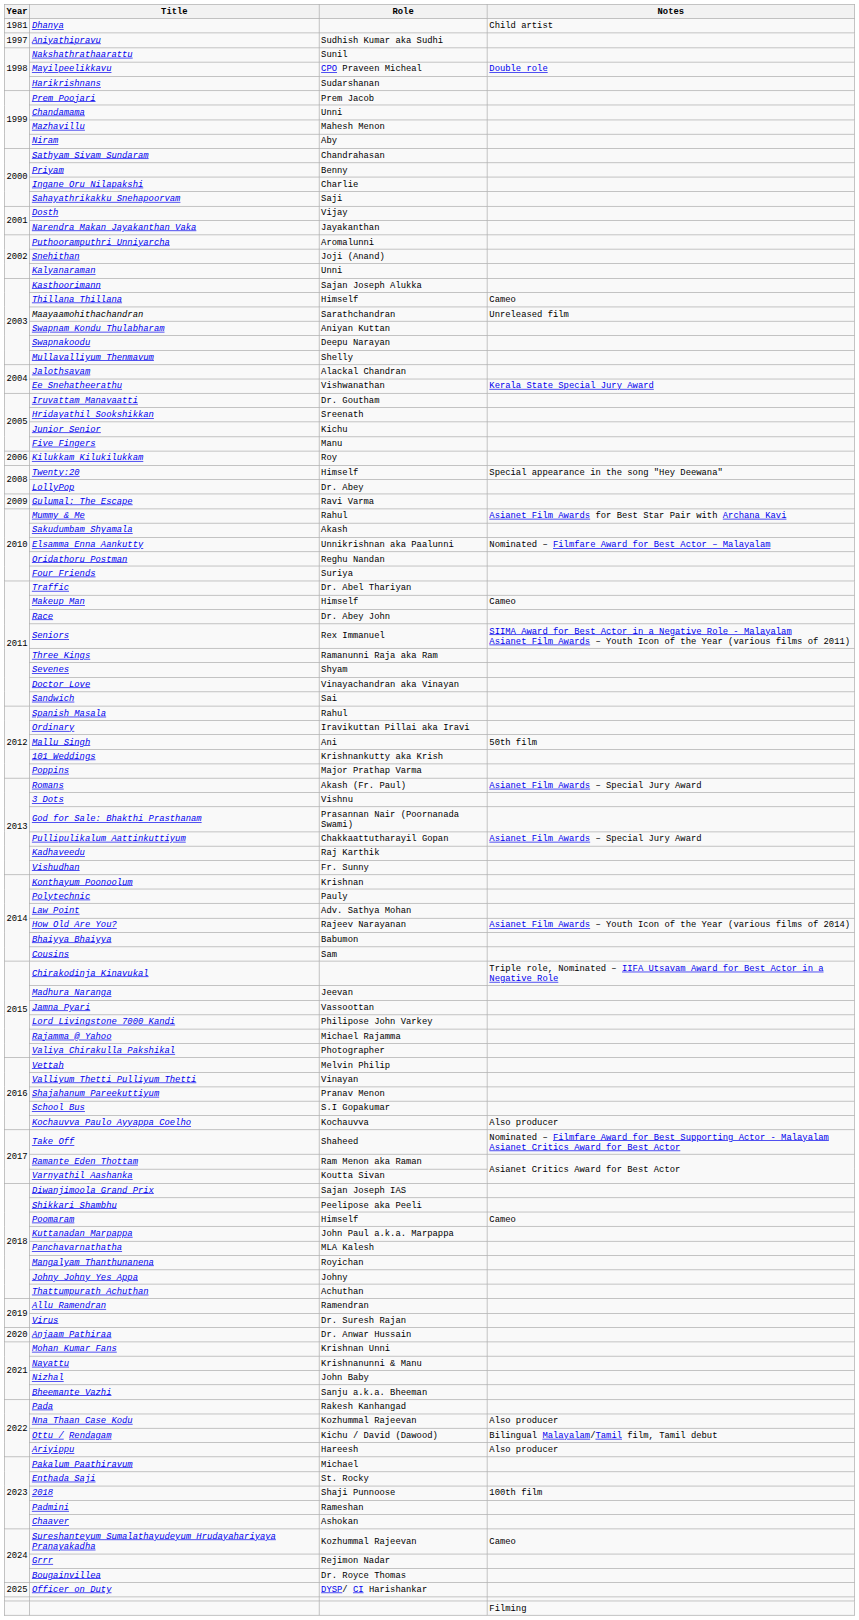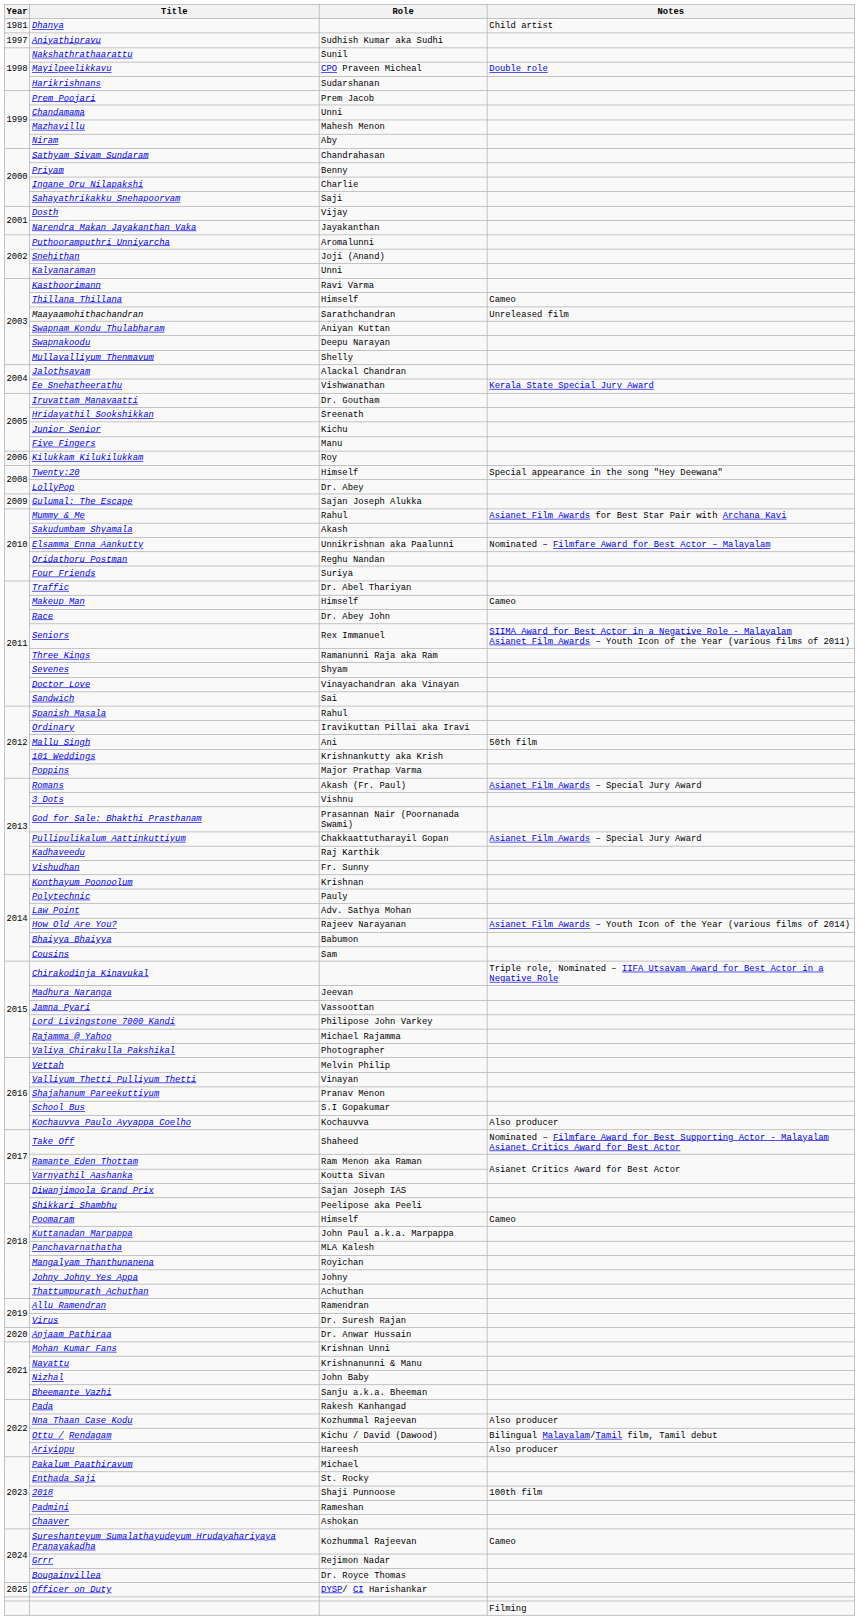(372, 285) Sajan Joseph Alukka -> (348, 285) Ravi Varma
(348, 501) Ravi Varma -> (372, 501) Sajan Joseph Alukka
